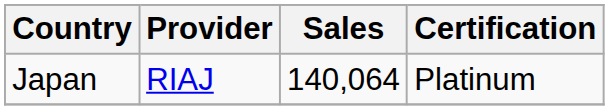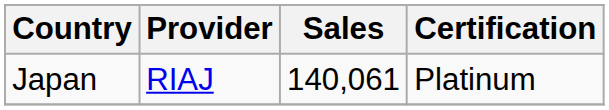(344, 78) 140,064 -> (344, 78) 140,061
